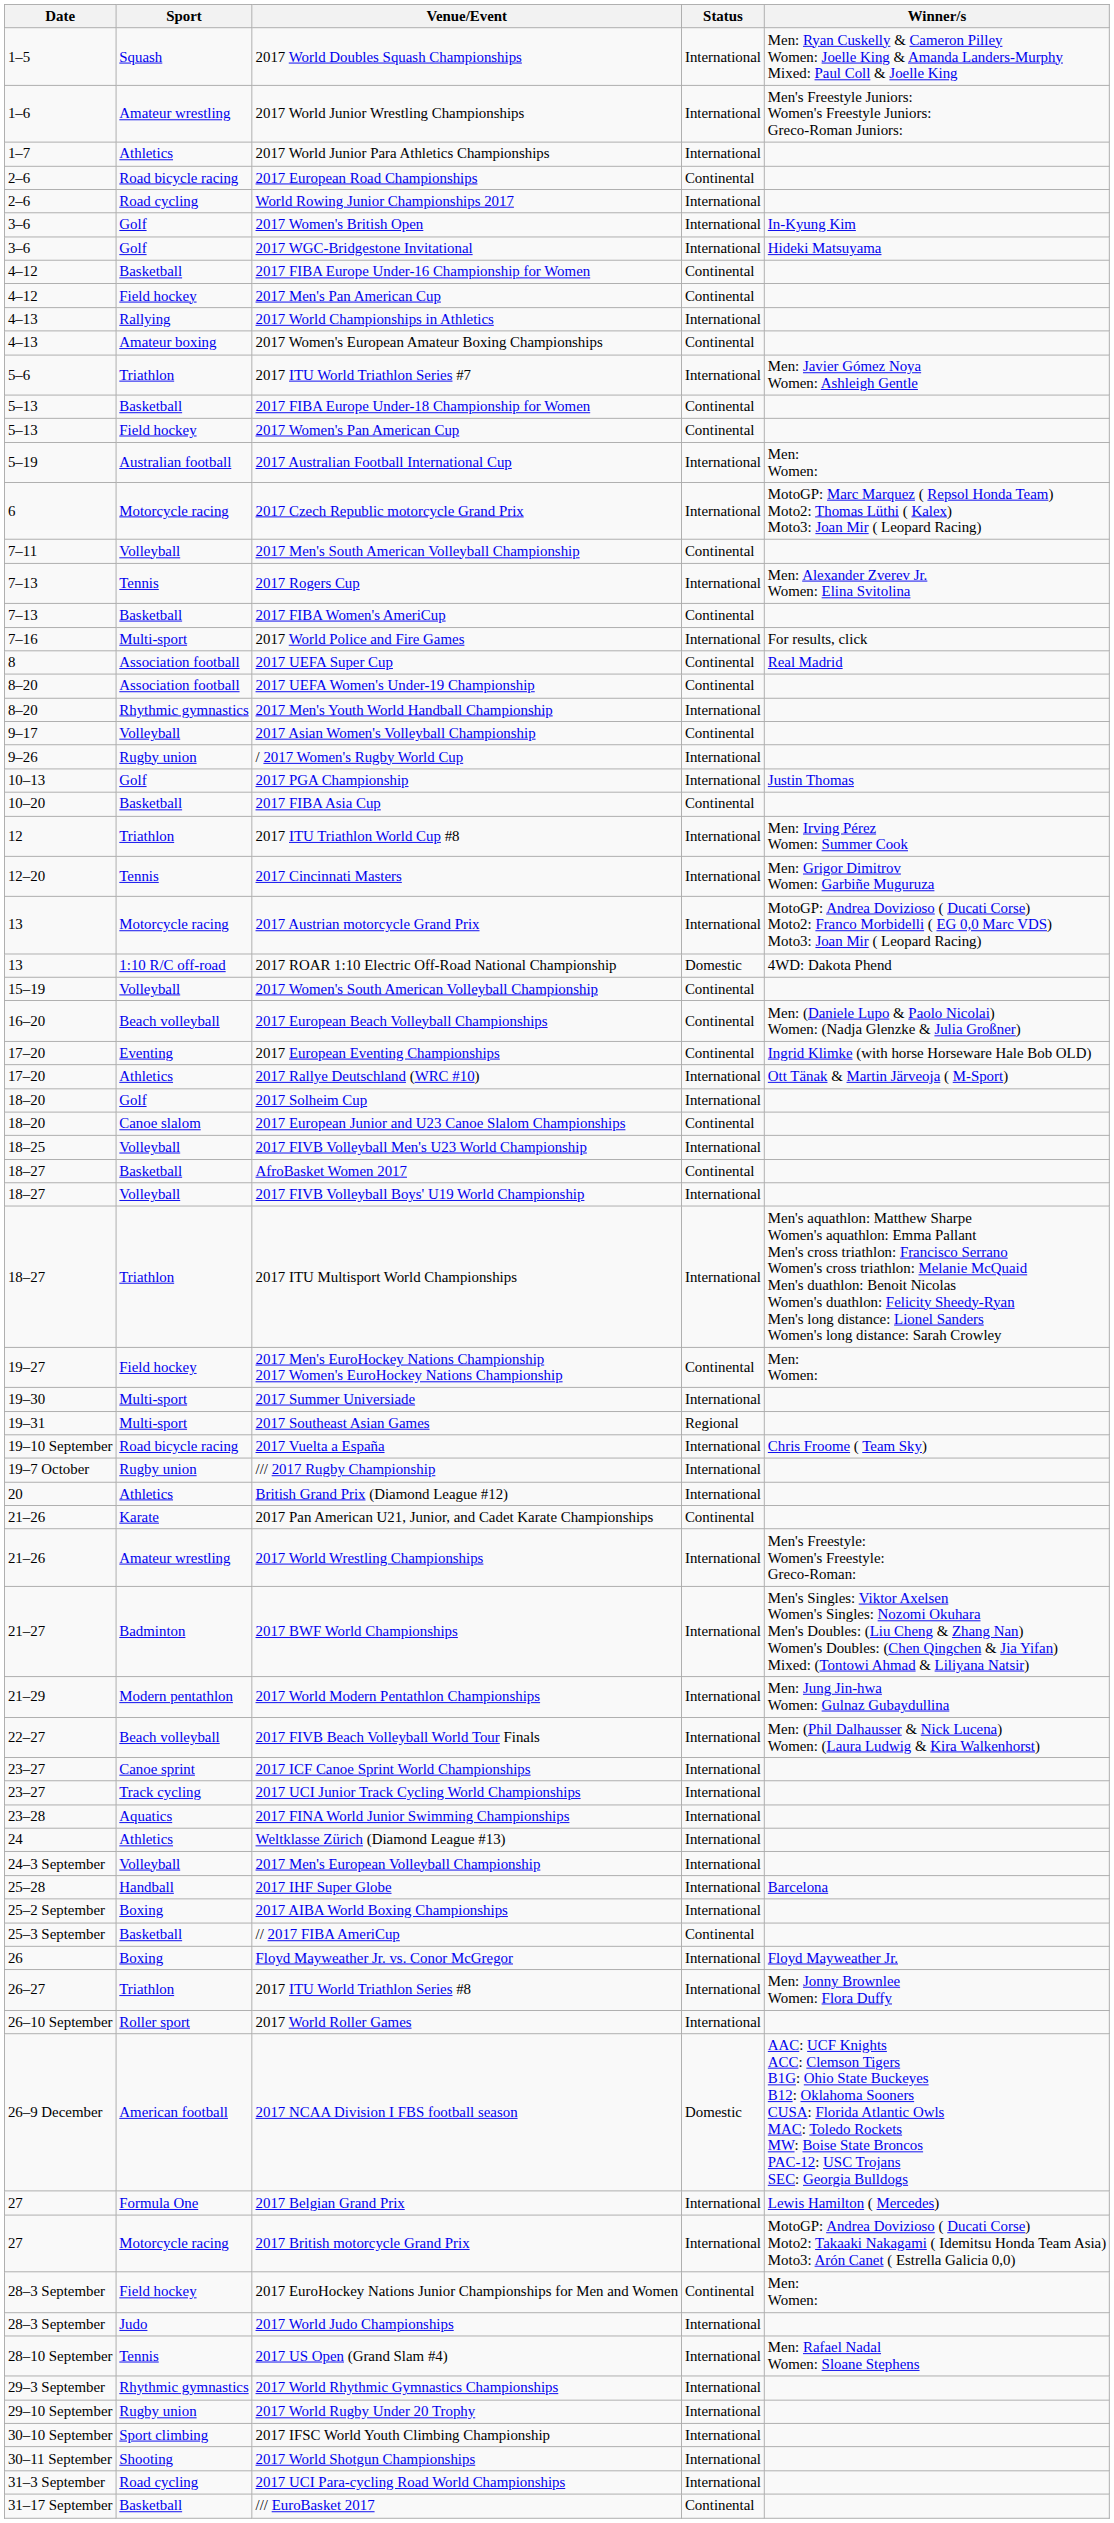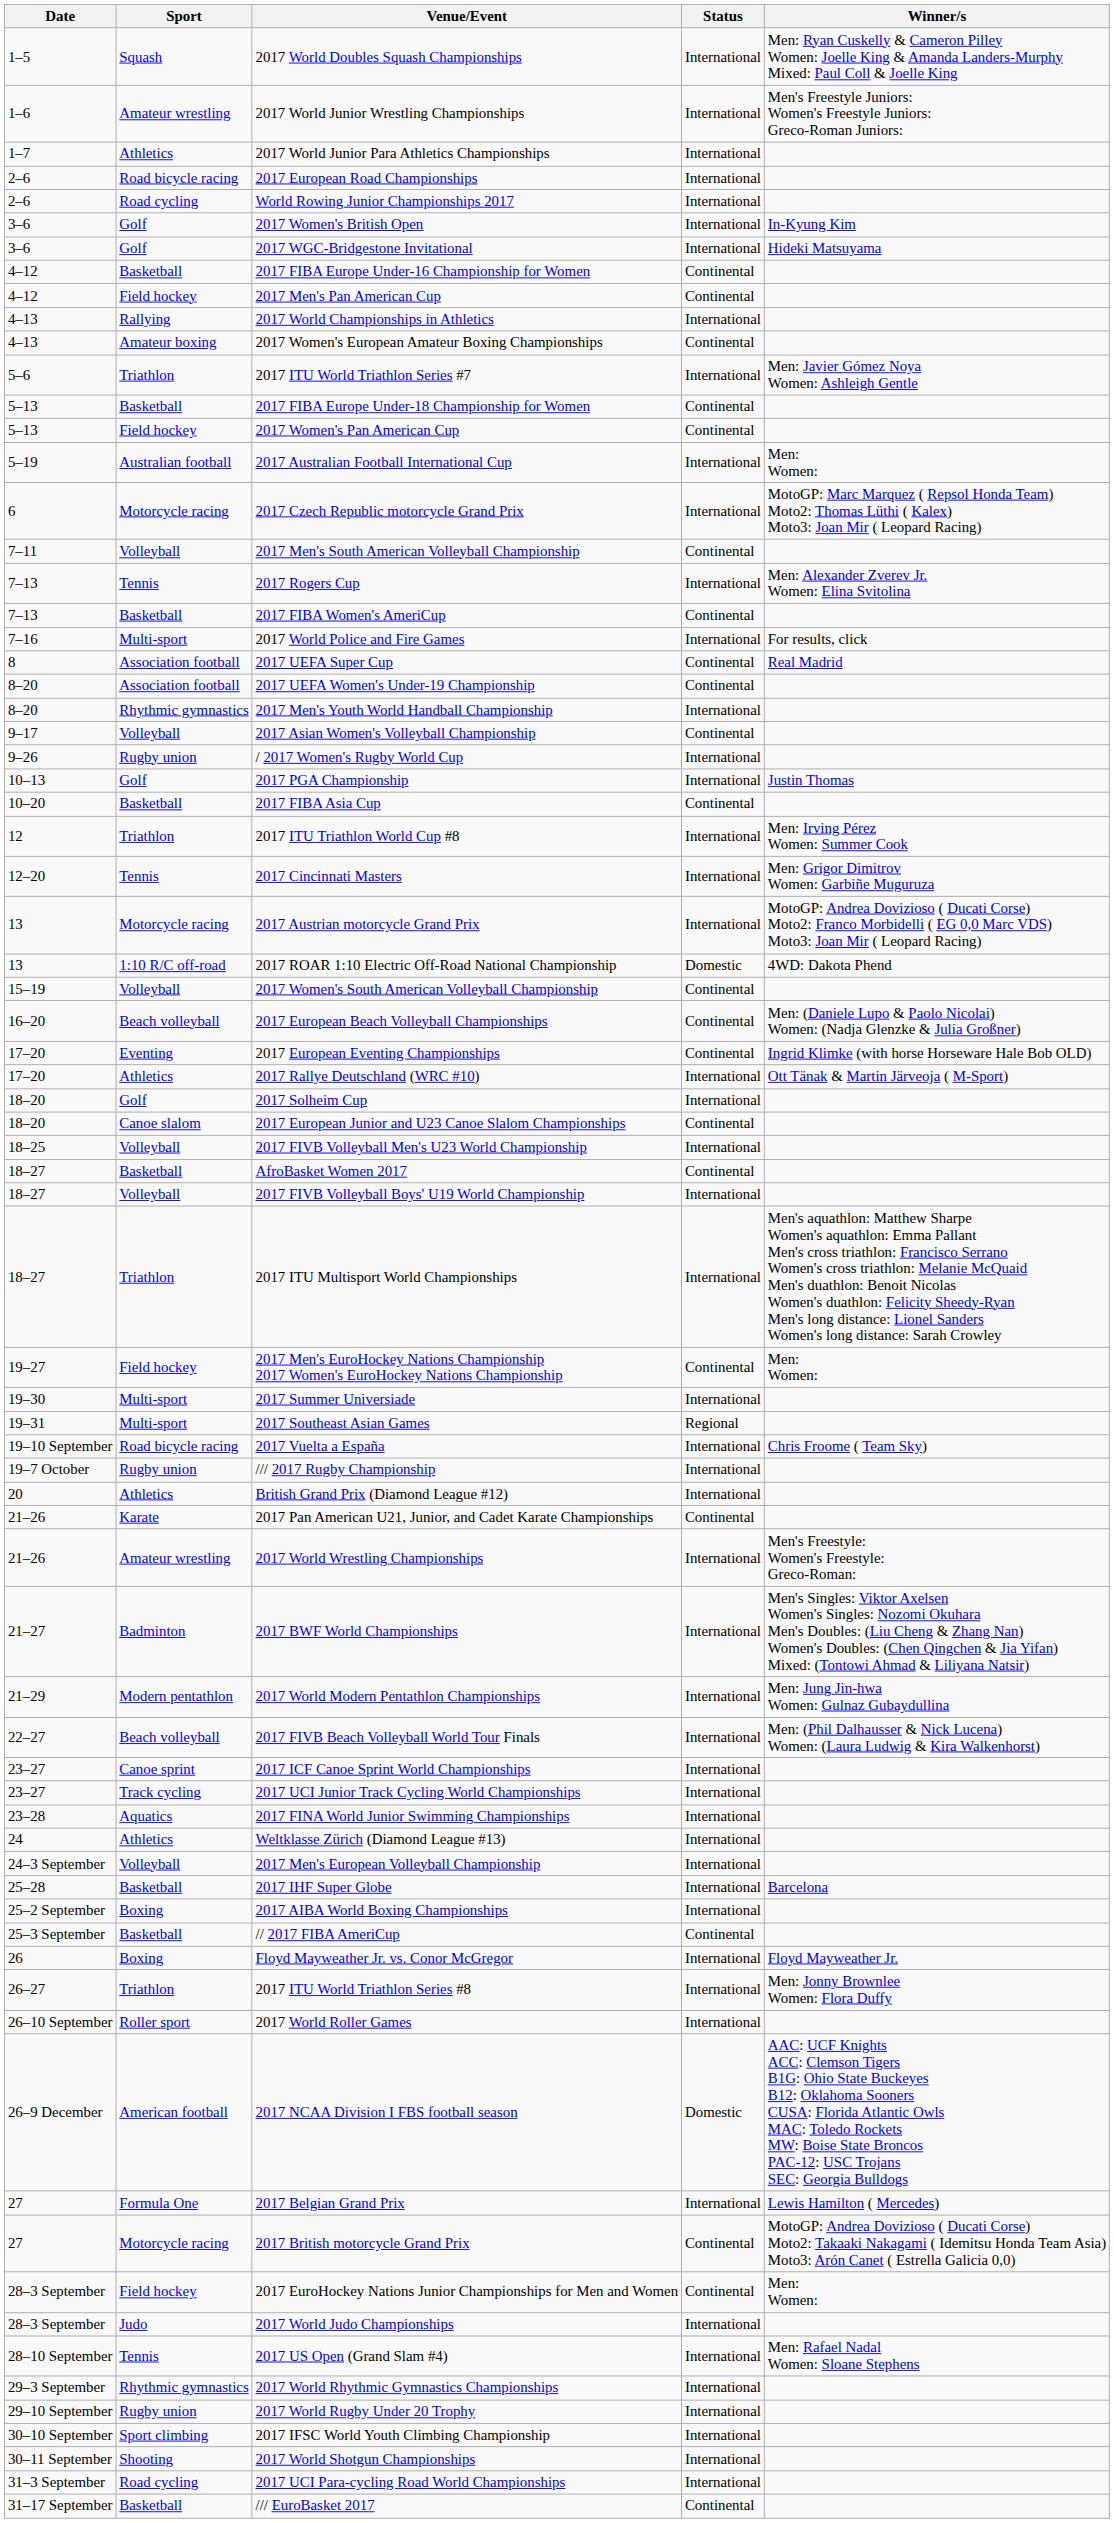(720, 177) Continental -> (723, 177) International
(147, 1887) Handball -> (151, 1887) Basketball
(723, 2243) International -> (720, 2243) Continental
